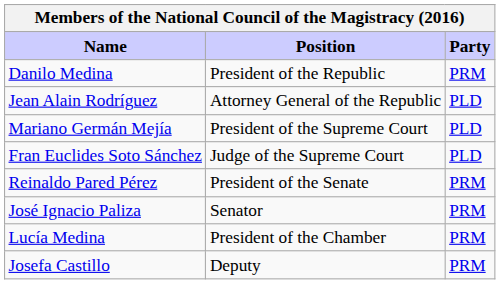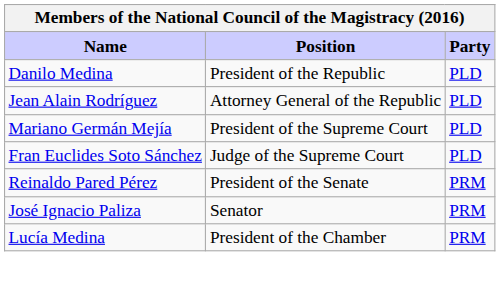(467, 73) PRM -> (465, 73) PLD
- row: (59, 264)
